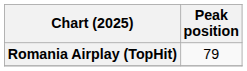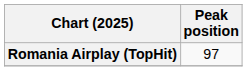(211, 54) 79 -> (211, 54) 97
